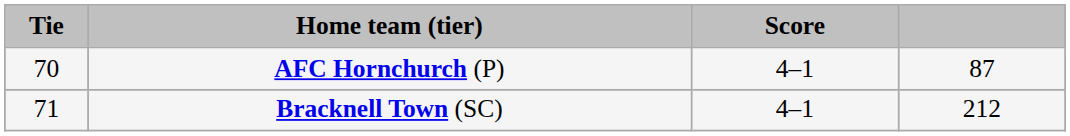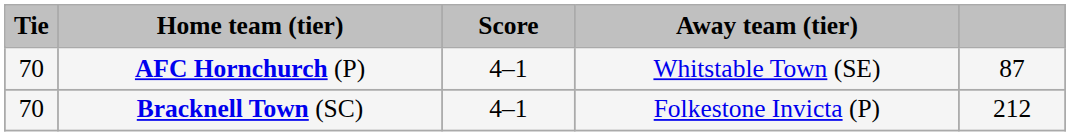+ column: (767, 25)
(46, 109) 71 -> (31, 109) 70
